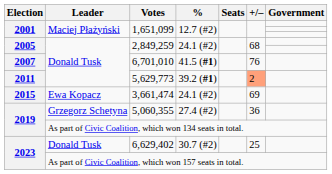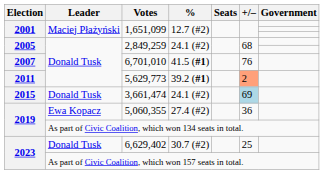(74, 95) Ewa Kopacz -> (75, 95) Donald Tusk
(255, 95) no background -> (247, 95) lightblue background
(88, 111) Grzegorz Schetyna -> (74, 111) Ewa Kopacz
